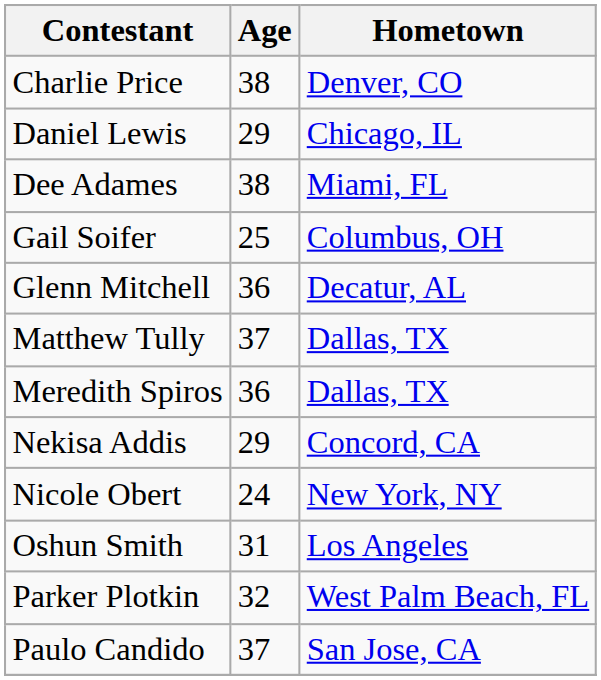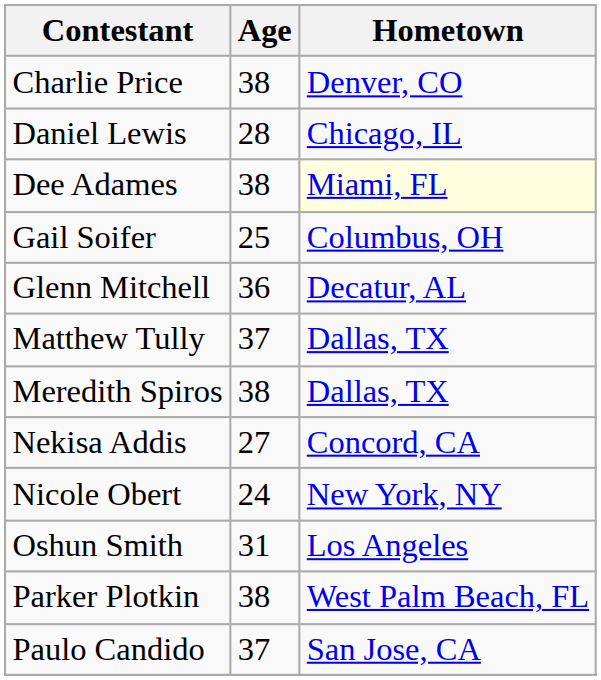(254, 133) 29 -> (254, 133) 28
(377, 184) no background -> (377, 184) lightyellow background
(254, 390) 36 -> (254, 390) 38
(254, 442) 29 -> (254, 442) 27
(254, 596) 32 -> (254, 596) 38
